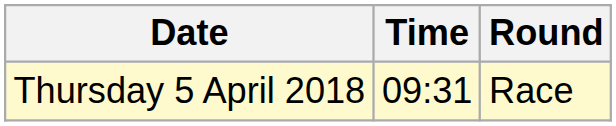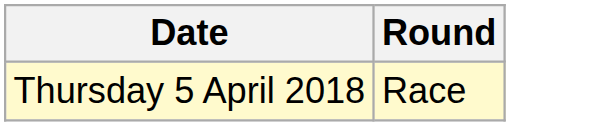- column: (427, 33)
